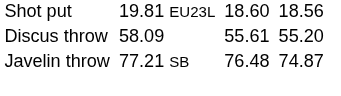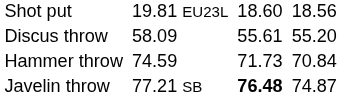+ row: (64, 61)
(247, 61) normal -> (260, 86) bold
